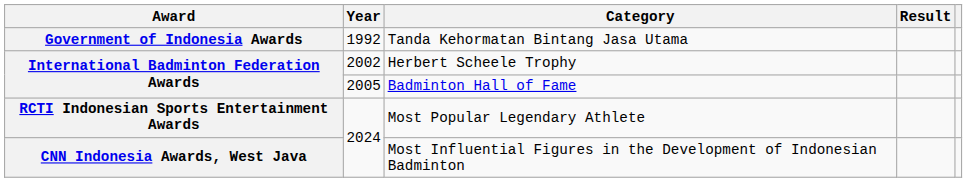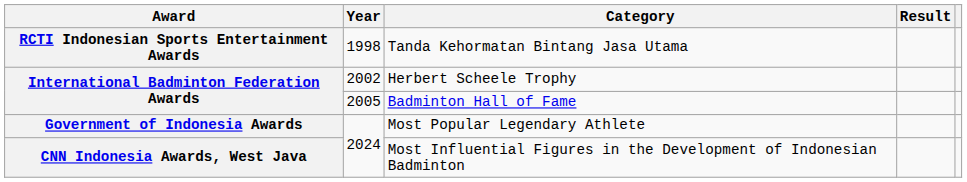(174, 40) Government of Indonesia Awards -> (174, 48) RCTI Indonesian Sports Entertainment Awards
(364, 40) 1992 -> (364, 48) 1998
(174, 118) RCTI Indonesian Sports Entertainment Awards -> (174, 126) Government of Indonesia Awards
